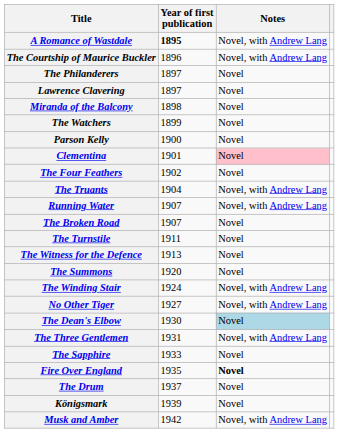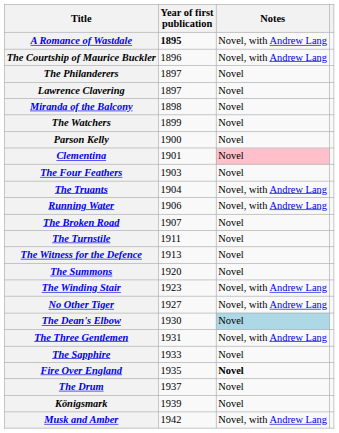(171, 172) 1902 -> (171, 172) 1903
(171, 205) 1907 -> (171, 205) 1906
(171, 288) 1924 -> (171, 288) 1923
